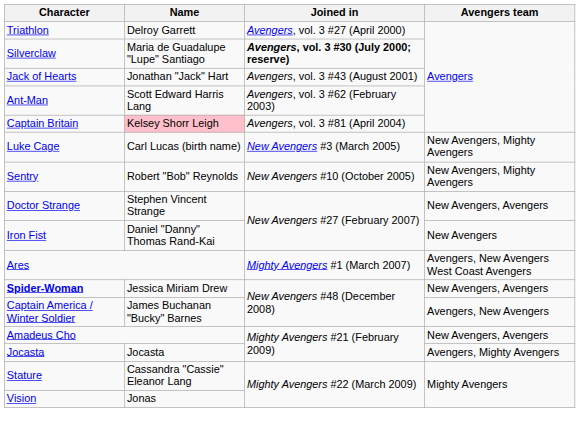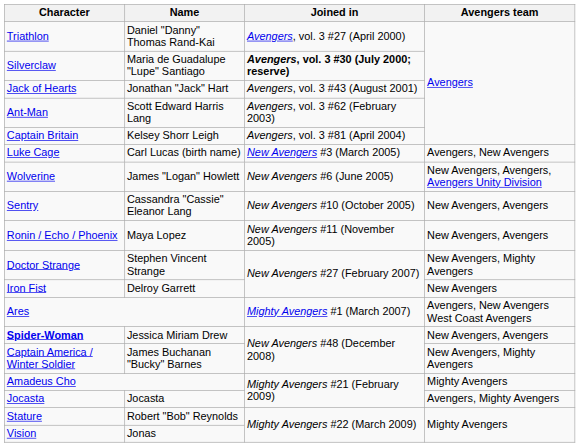(161, 30) Delroy Garrett -> (171, 36) Daniel "Danny" Thomas Rand-Kai
(173, 123) pink background -> (173, 136) no background
(481, 147) New Avengers, Mighty Avengers -> (488, 153) Avengers, New Avengers
+ row: (31, 176)
(182, 176) Robert "Bob" Reynolds -> (175, 206) Cassandra "Cassie" Eleanor Lang
(481, 176) New Avengers, Mighty Avengers -> (488, 206) New Avengers, Avengers
+ row: (62, 235)
(488, 206) New Avengers, Avengers -> (481, 265) New Avengers, Mighty Avengers
(171, 235) Daniel "Danny" Thomas Rand-Kai -> (161, 288) Delroy Garrett
(488, 311) Avengers, New Avengers -> (481, 358) New Avengers, Mighty Avengers
(488, 335) New Avengers, Avengers -> (467, 382) Mighty Avengers
(175, 375) Cassandra "Cassie" Eleanor Lang -> (182, 416) Robert "Bob" Reynolds
